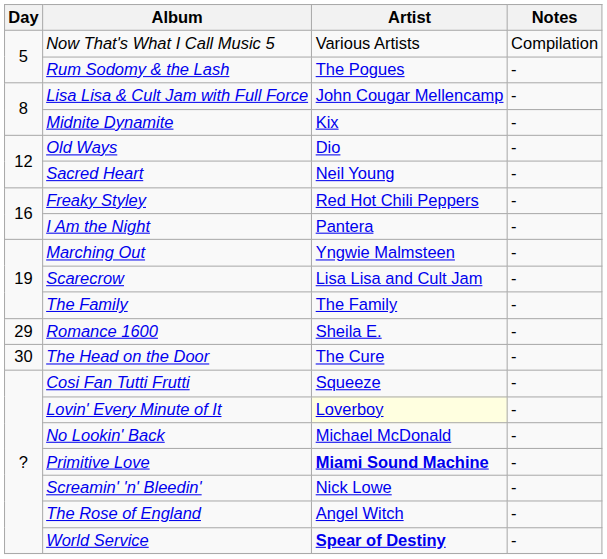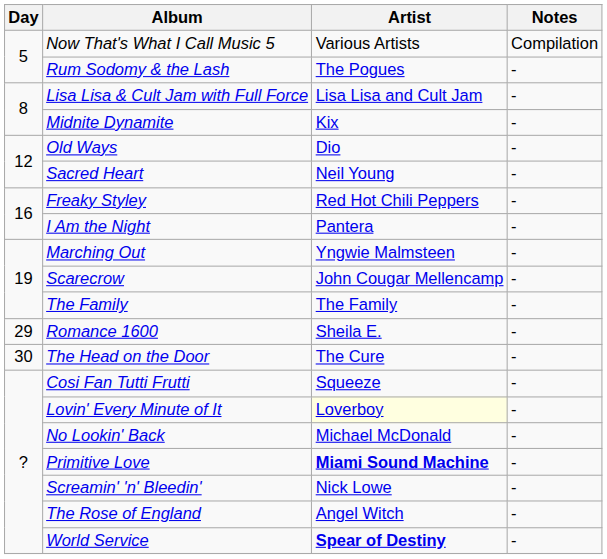(410, 95) John Cougar Mellencamp -> (399, 95) Lisa Lisa and Cult Jam
(399, 278) Lisa Lisa and Cult Jam -> (410, 278) John Cougar Mellencamp
